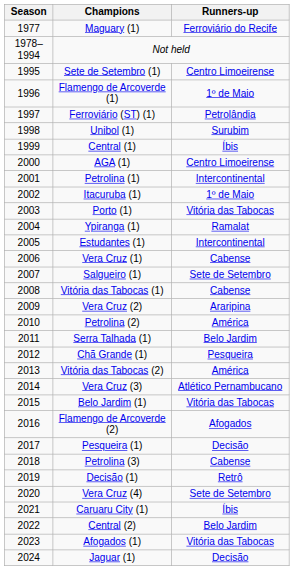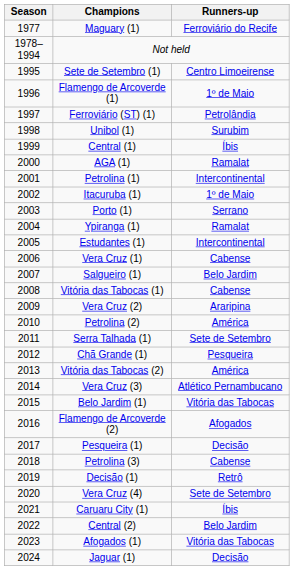(230, 163) Centro Limoeirense -> (230, 163) Ramalat
(230, 211) Vitória das Tabocas -> (230, 211) Serrano
(230, 274) Sete de Setembro -> (230, 274) Belo Jardim
(230, 338) Belo Jardim -> (230, 338) Sete de Setembro
